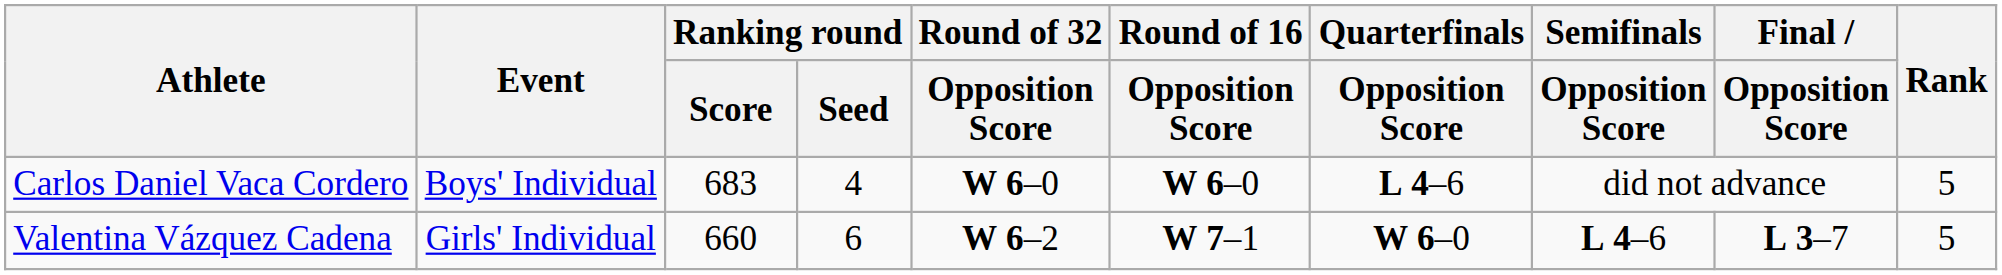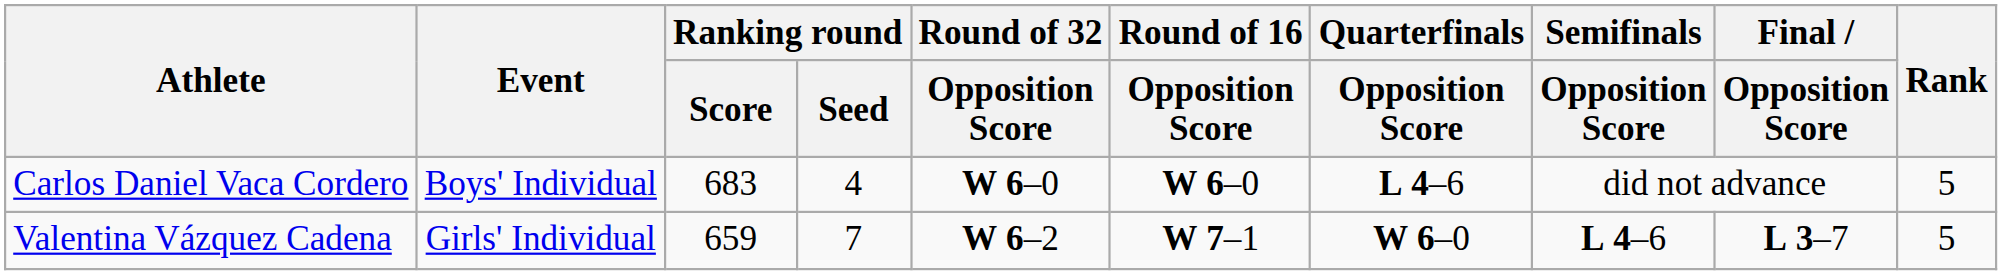(731, 239) 660 -> (731, 239) 659
(853, 239) 6 -> (853, 239) 7
